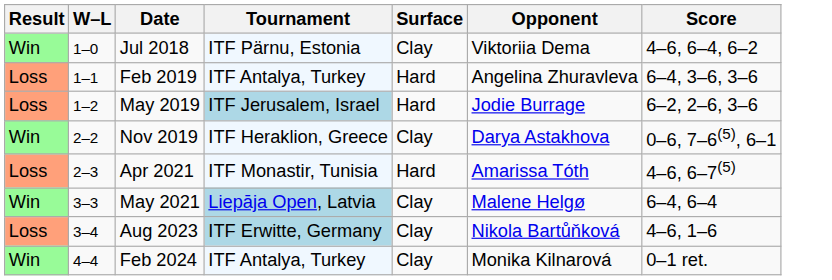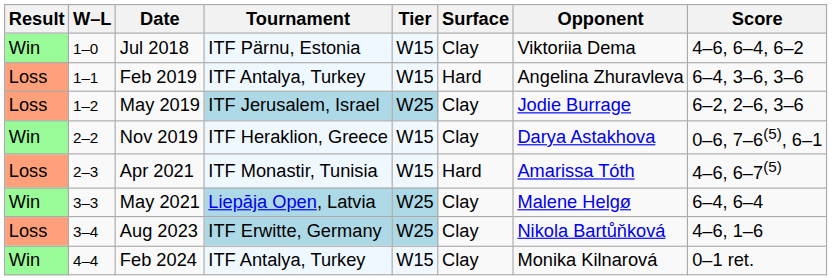+ column: (415, 18)
(416, 105) Hard -> (460, 105) Clay
